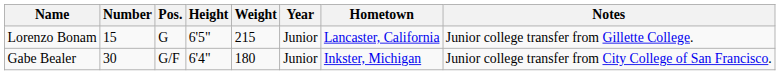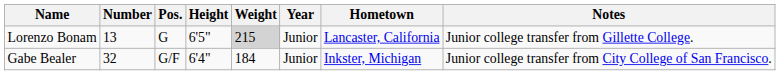(110, 37) 15 -> (110, 37) 13
(245, 37) no background -> (245, 37) lightgrey background
(110, 59) 30 -> (110, 59) 32
(245, 59) 180 -> (245, 59) 184
